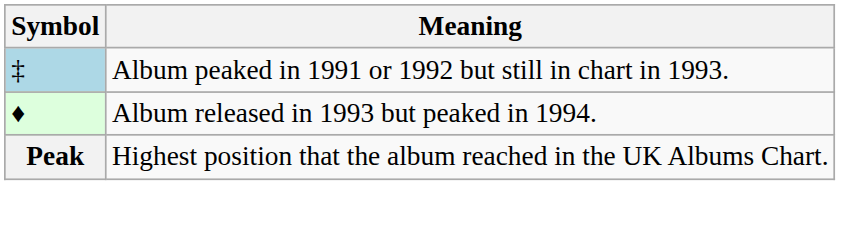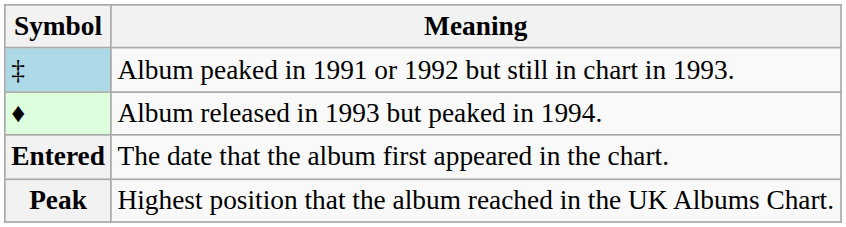+ row: (58, 156)
